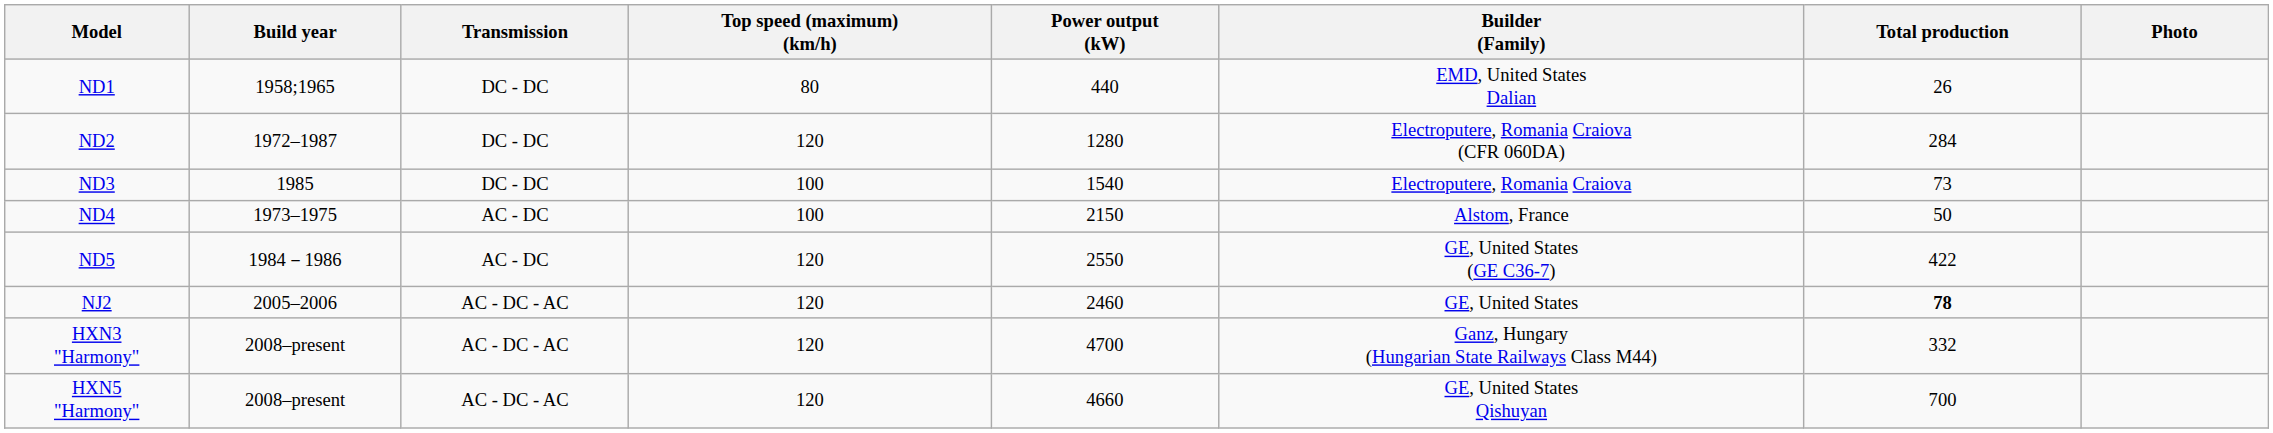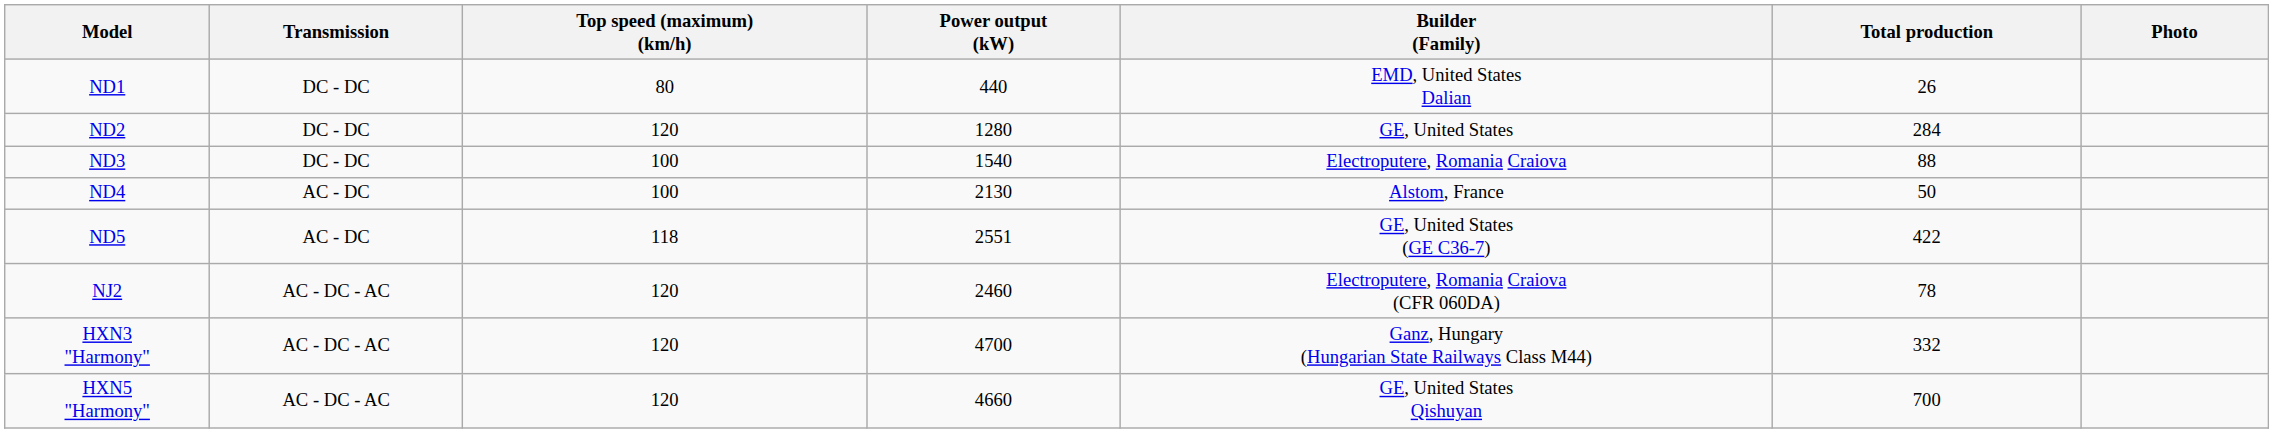- column: (295, 31)
(1511, 141) Electroputere, Romania Craiova (CFR 060DA) -> (1446, 129) GE, United States
(1943, 184) 73 -> (1927, 161) 88
(1105, 215) 2150 -> (993, 193) 2130
(810, 259) 120 -> (665, 236) 118
(1105, 259) 2550 -> (993, 236) 2551
(1511, 302) GE, United States -> (1446, 290) Electroputere, Romania Craiova (CFR 060DA)
(1943, 302) bold -> (1927, 290) normal
